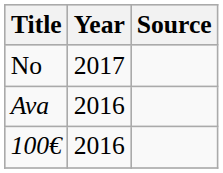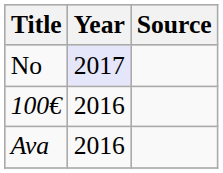(99, 65) no background -> (99, 65) lavender background
rows swapped: (30, 106) <-> (36, 146)
